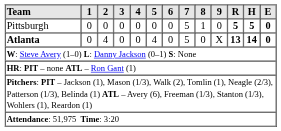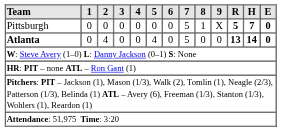(219, 25) 0 -> (219, 25) X
(252, 25) 5 -> (252, 25) 7
(219, 40) X -> (219, 40) 0
